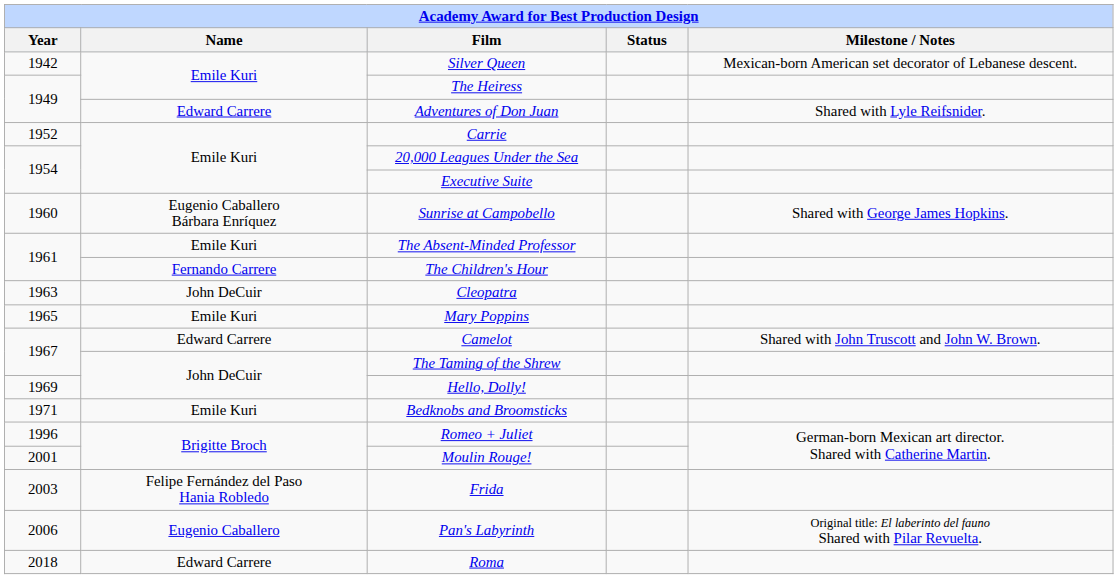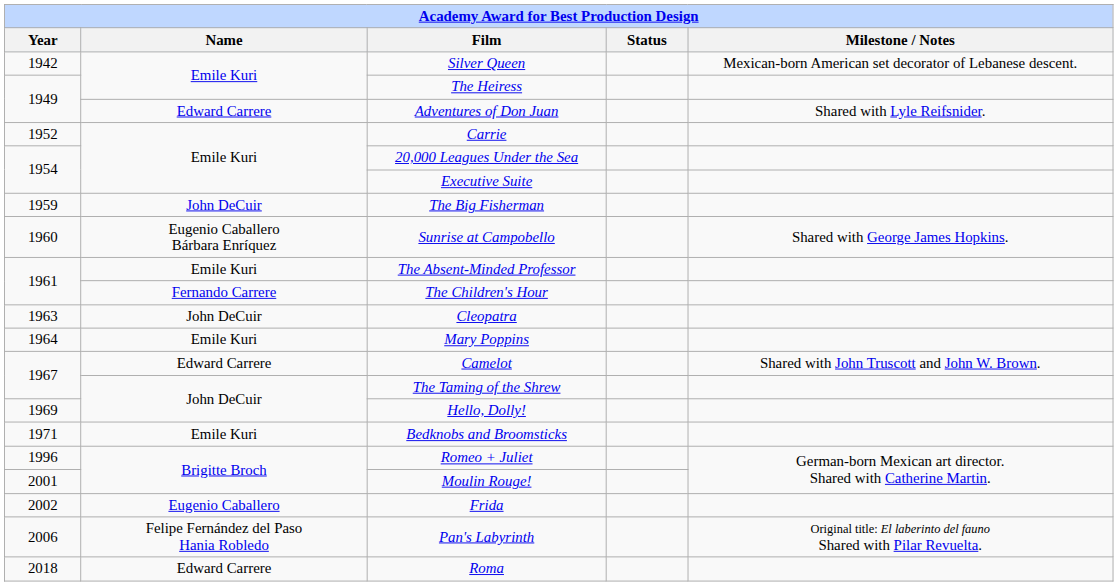+ row: (487, 205)
(43, 316) 1965 -> (43, 339) 1964
(43, 489) 2003 -> (43, 505) 2002
(224, 489) Felipe Fernández del Paso Hania Robledo -> (224, 505) Eugenio Caballero
(224, 530) Eugenio Caballero -> (224, 536) Felipe Fernández del Paso Hania Robledo
